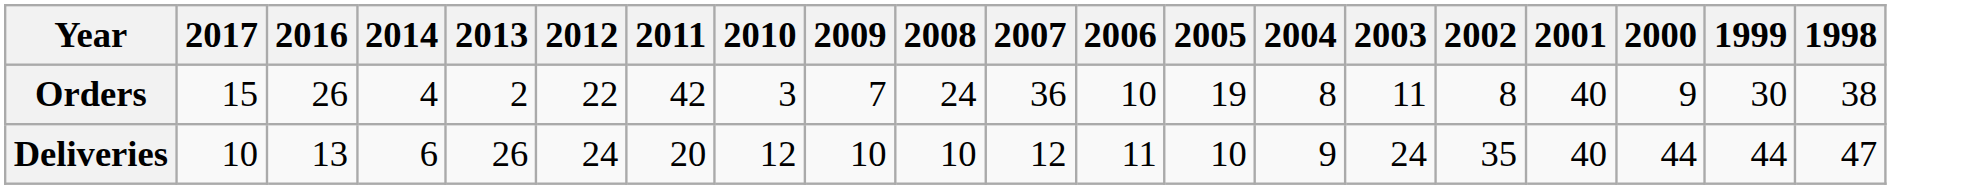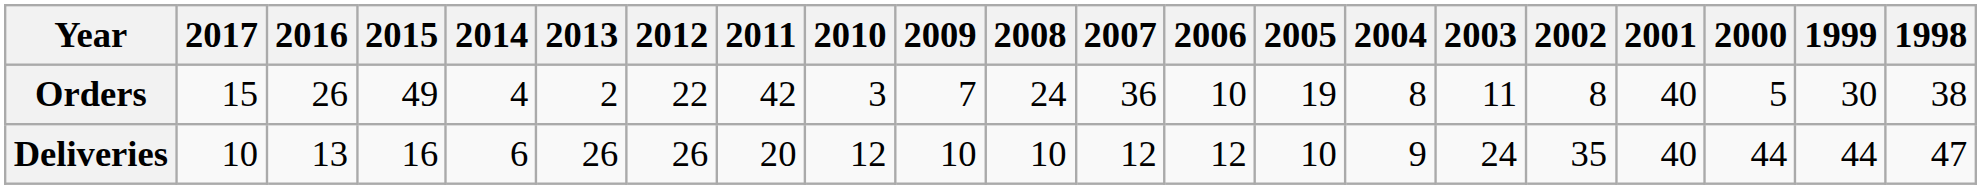+ column: (402, 34)
(1688, 94) 9 -> (1778, 94) 5
(600, 154) 24 -> (690, 154) 26
(1139, 154) 11 -> (1228, 154) 12
